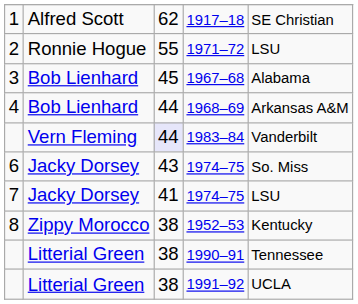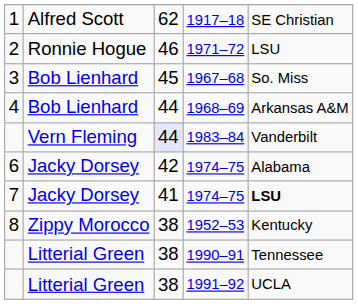(168, 48) 55 -> (168, 48) 46
(281, 78) Alabama -> (280, 78) So. Miss
(168, 166) 43 -> (168, 166) 42
(280, 166) So. Miss -> (281, 166) Alabama
(266, 196) normal -> (266, 196) bold
